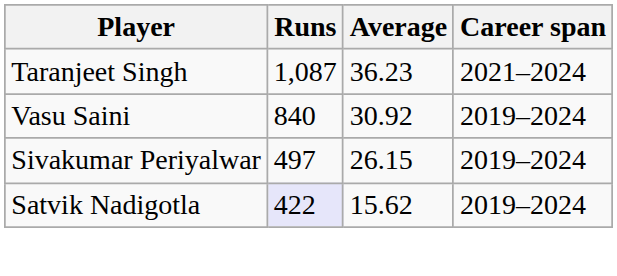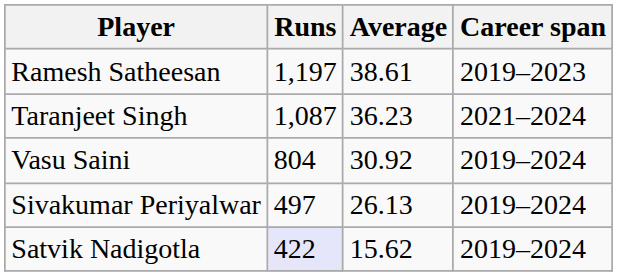+ row: (116, 71)
(295, 115) 840 -> (295, 159) 804
(381, 159) 26.15 -> (381, 204) 26.13
